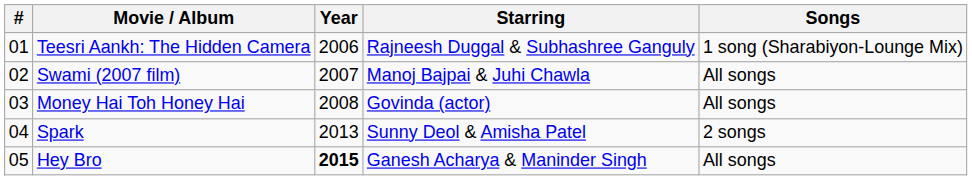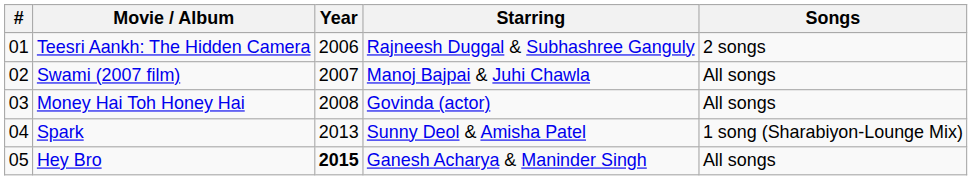(833, 47) 1 song (Sharabiyon-Lounge Mix) -> (734, 47) 2 songs
(734, 132) 2 songs -> (833, 132) 1 song (Sharabiyon-Lounge Mix)
